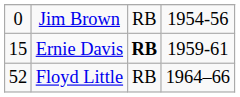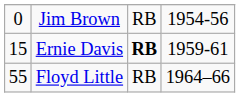(18, 77) 52 -> (18, 77) 55
